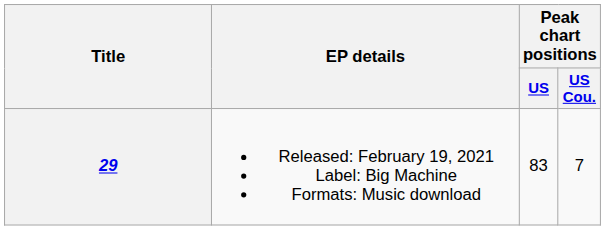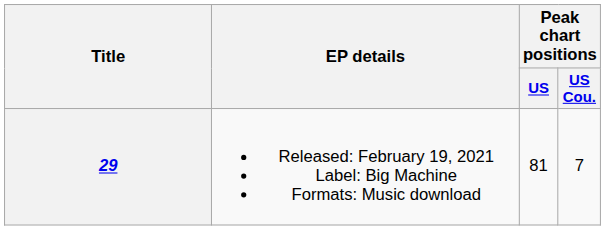(539, 166) 83 -> (539, 166) 81
